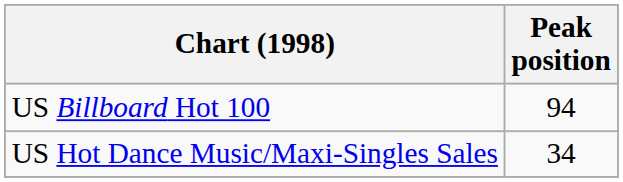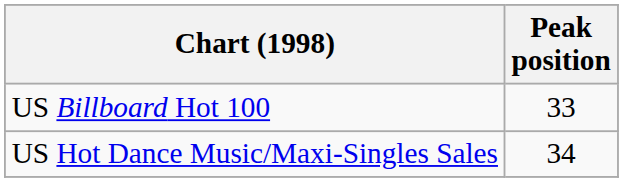(561, 107) 94 -> (561, 107) 33
